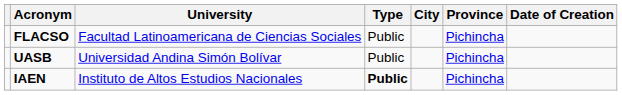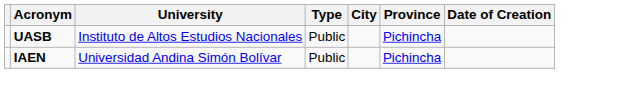- row: (41, 36)
(180, 57) Universidad Andina Simón Bolívar -> (190, 36) Instituto de Altos Estudios Nacionales
(190, 79) Instituto de Altos Estudios Nacionales -> (180, 57) Universidad Andina Simón Bolívar
(388, 79) bold -> (327, 57) normal
